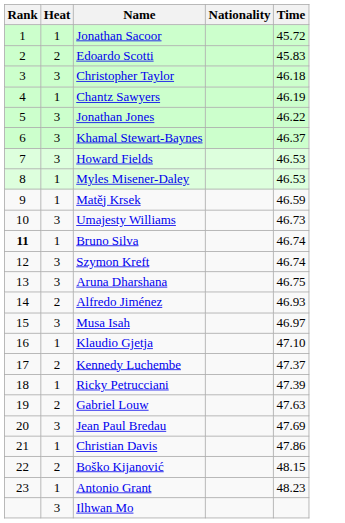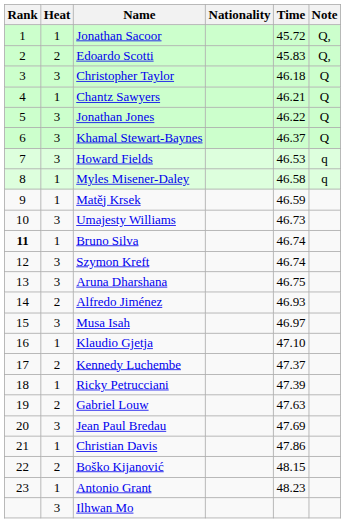+ column: (325, 14)
(291, 96) 46.19 -> (291, 96) 46.21
(291, 179) 46.53 -> (291, 179) 46.58
